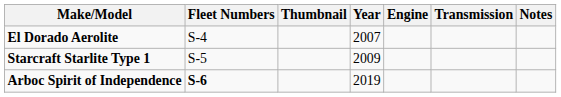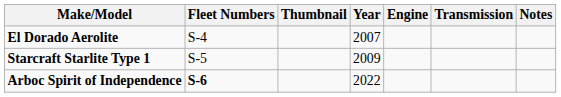(367, 80) 2019 -> (367, 80) 2022
